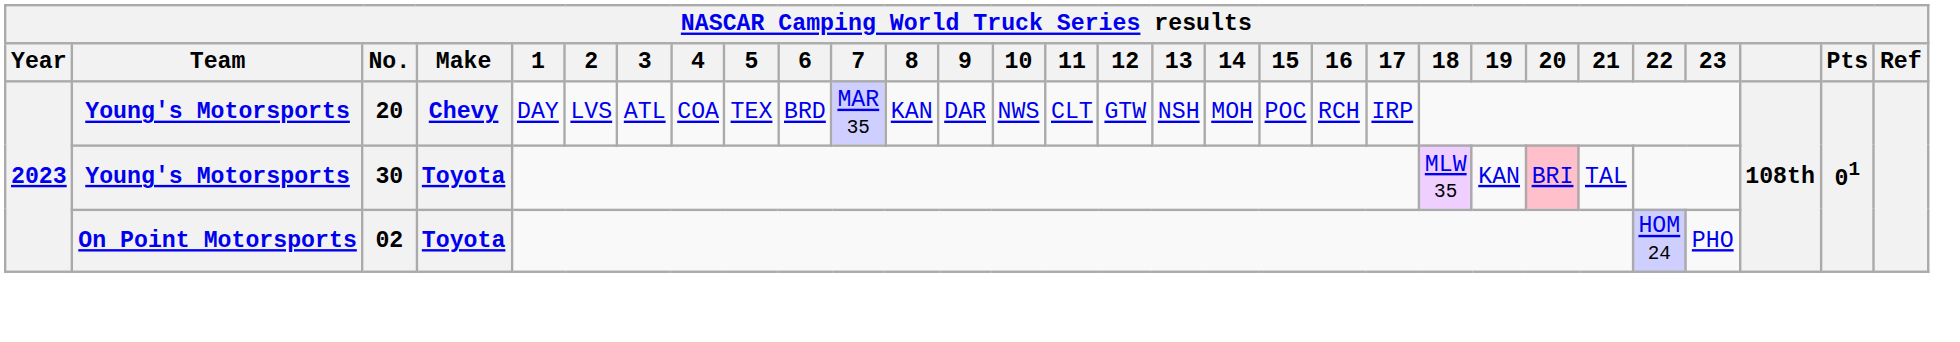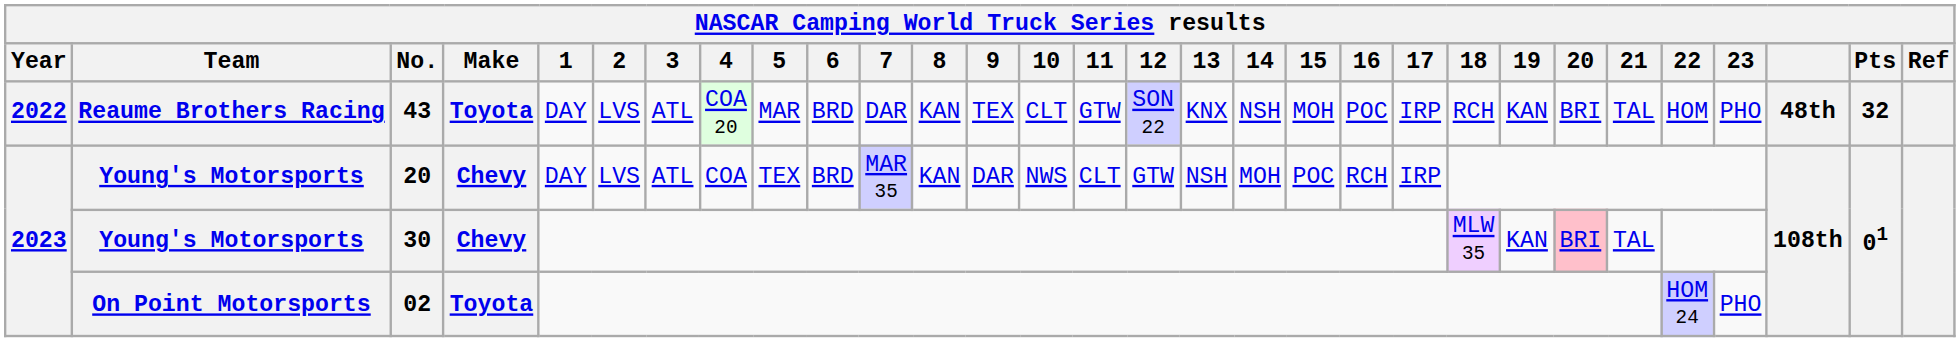+ row: (417, 112)
(464, 176) Toyota -> (491, 240) Chevy
